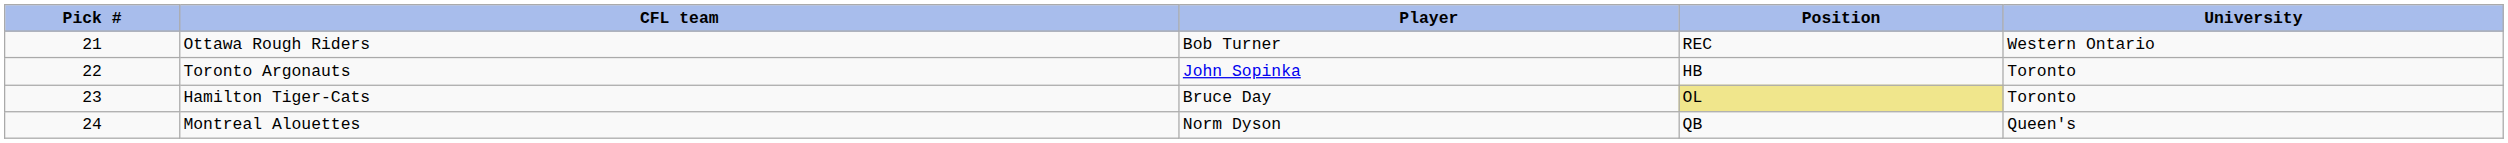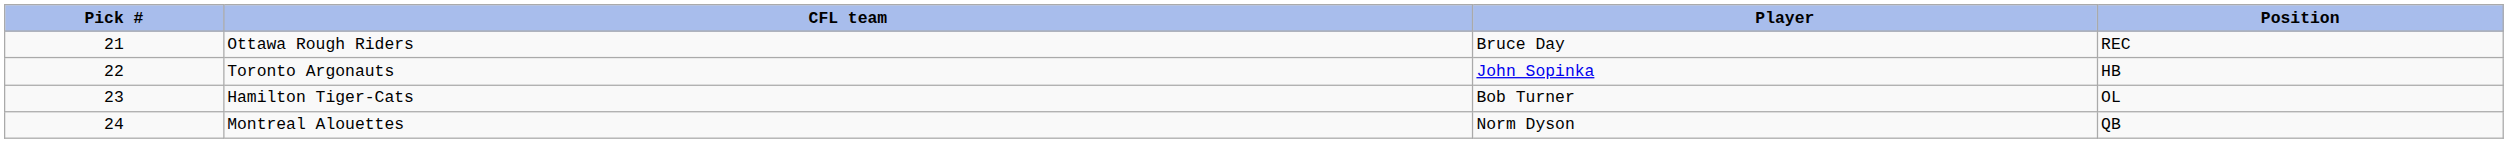- column: (2253, 18)
(1232, 45) Bob Turner -> (1521, 45) Bruce Day
(1227, 98) Bruce Day -> (1526, 98) Bob Turner
(1692, 98) khaki background -> (2111, 98) no background
